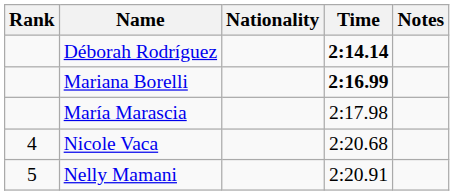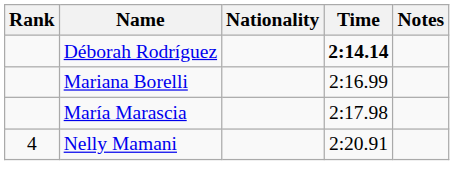(358, 81) bold -> (358, 81) normal
- row: (111, 143)
(32, 174) 5 -> (32, 143) 4
